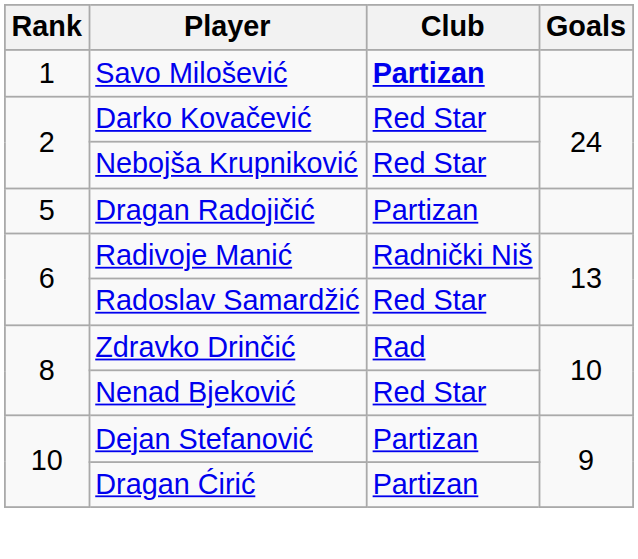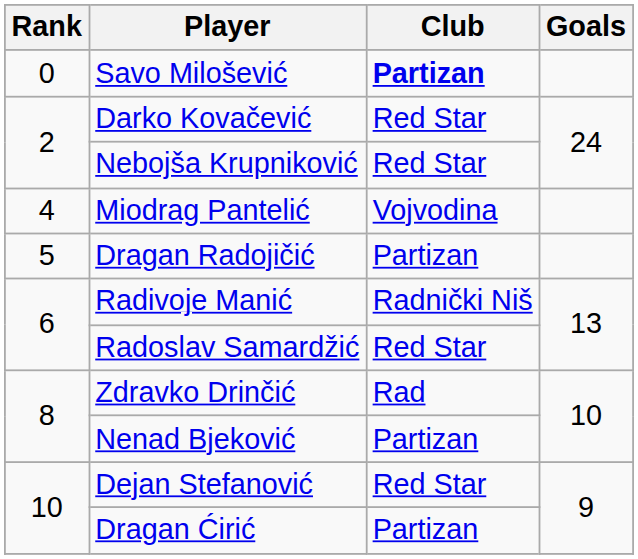(47, 73) 1 -> (47, 73) 0
+ row: (202, 210)
(429, 392) Red Star -> (425, 438) Partizan
(425, 438) Partizan -> (429, 484) Red Star
